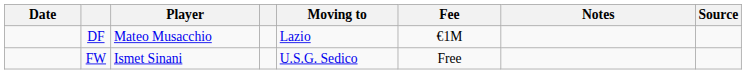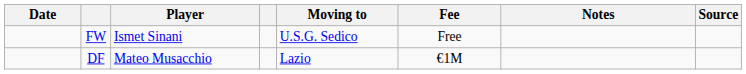rows swapped: (96, 36) <-> (96, 58)
